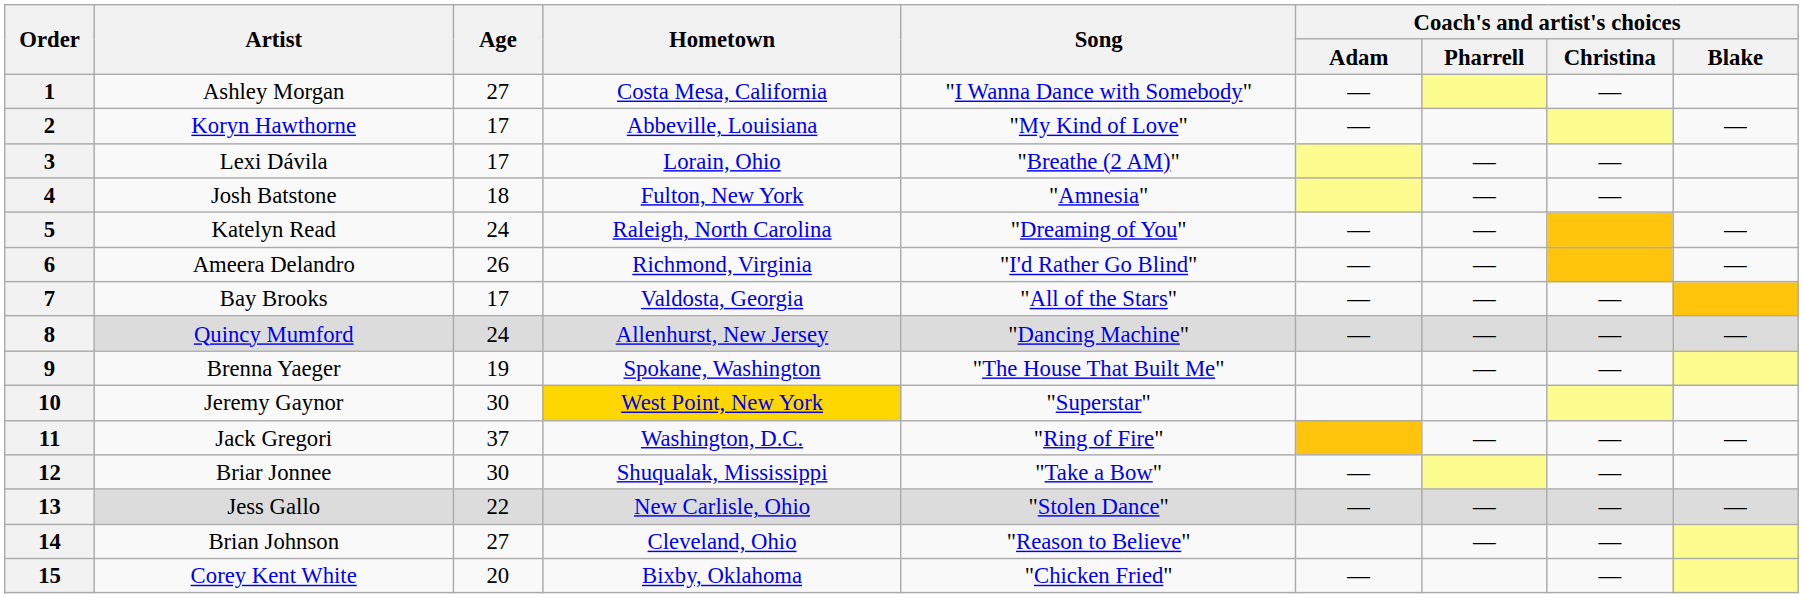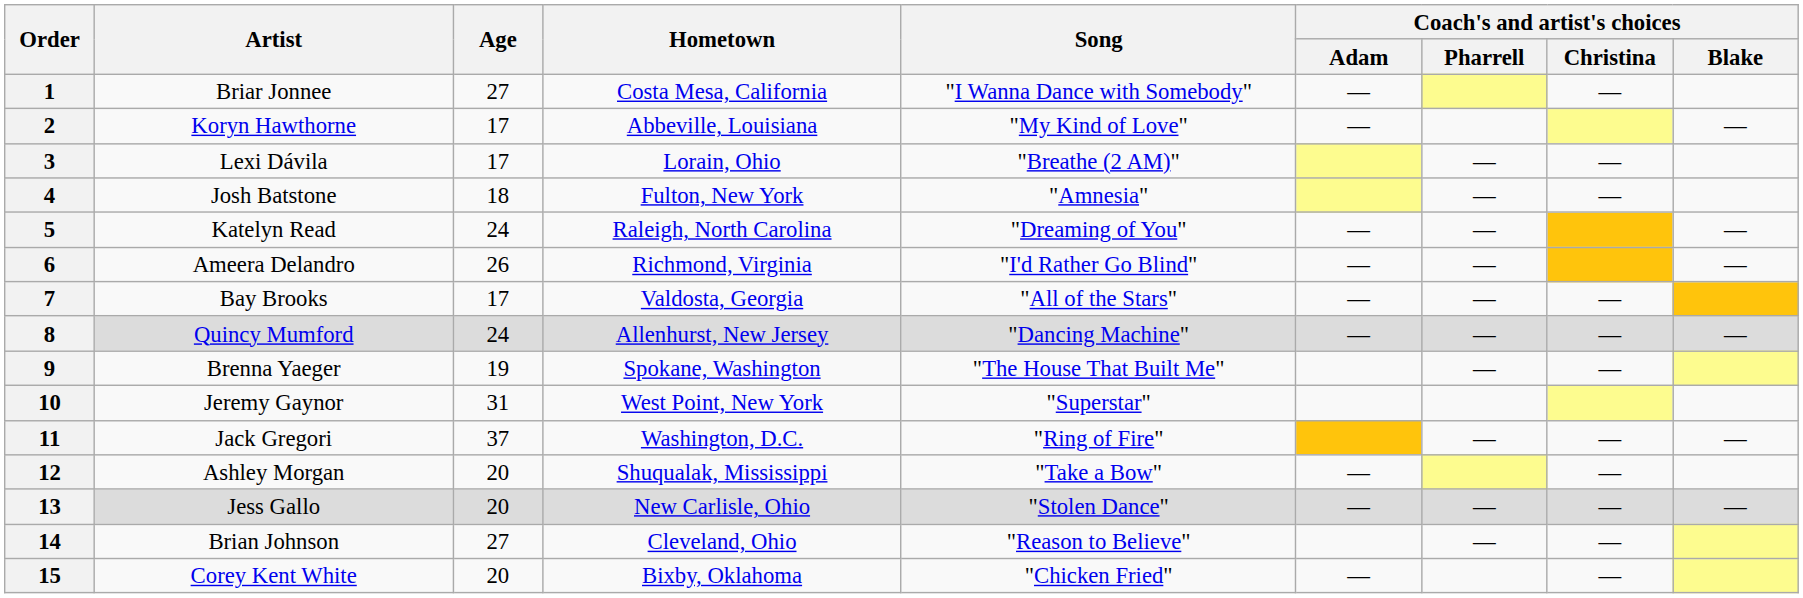(274, 91) Ashley Morgan -> (274, 91) Briar Jonnee
(498, 403) 30 -> (498, 403) 31
(722, 403) gold background -> (722, 403) no background
(274, 472) Briar Jonnee -> (274, 472) Ashley Morgan
(498, 472) 30 -> (498, 472) 20
(498, 507) 22 -> (498, 507) 20
